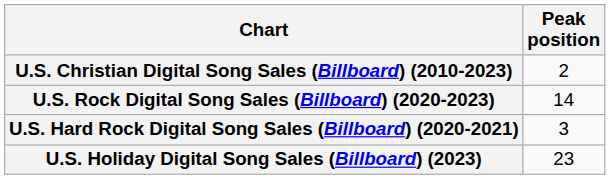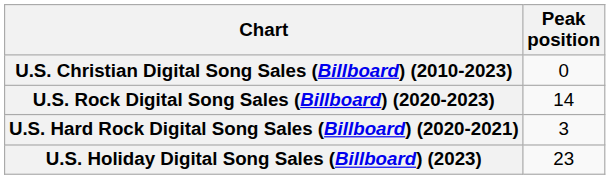(564, 70) 2 -> (564, 70) 0
